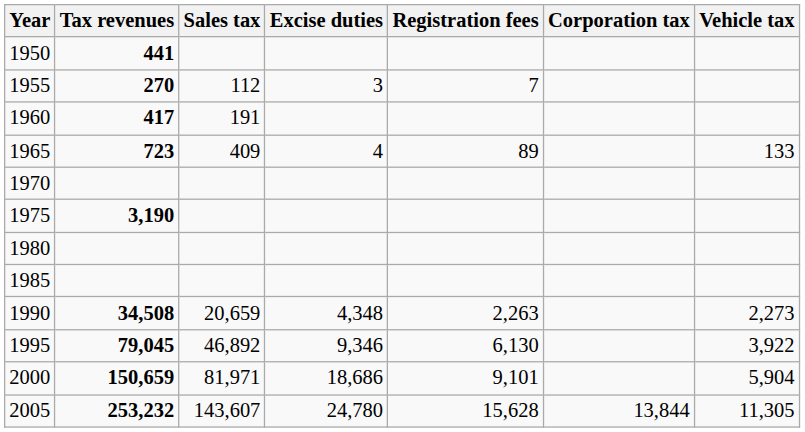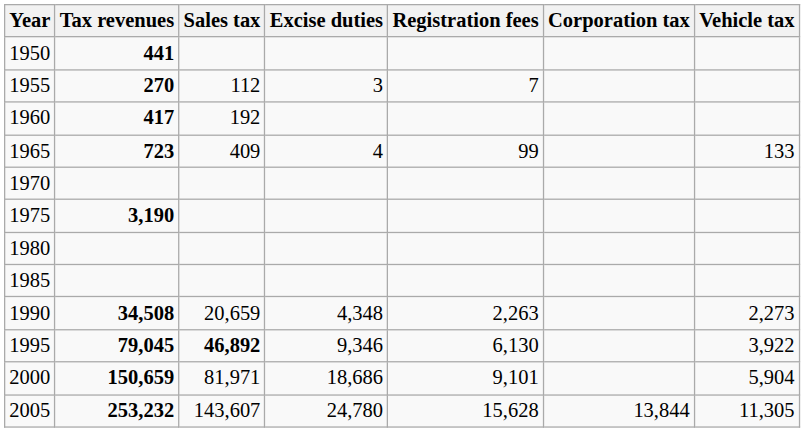(245, 118) 191 -> (245, 118) 192
(528, 150) 89 -> (528, 150) 99
(232, 345) normal -> (232, 345) bold
